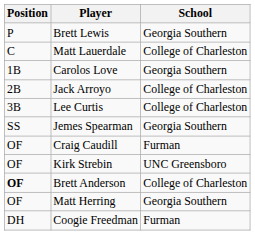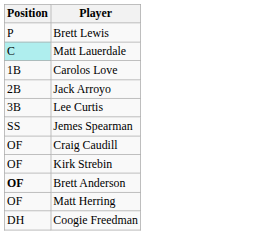- column: (195, 13)
(11, 51) no background -> (11, 51) paleturquoise background
